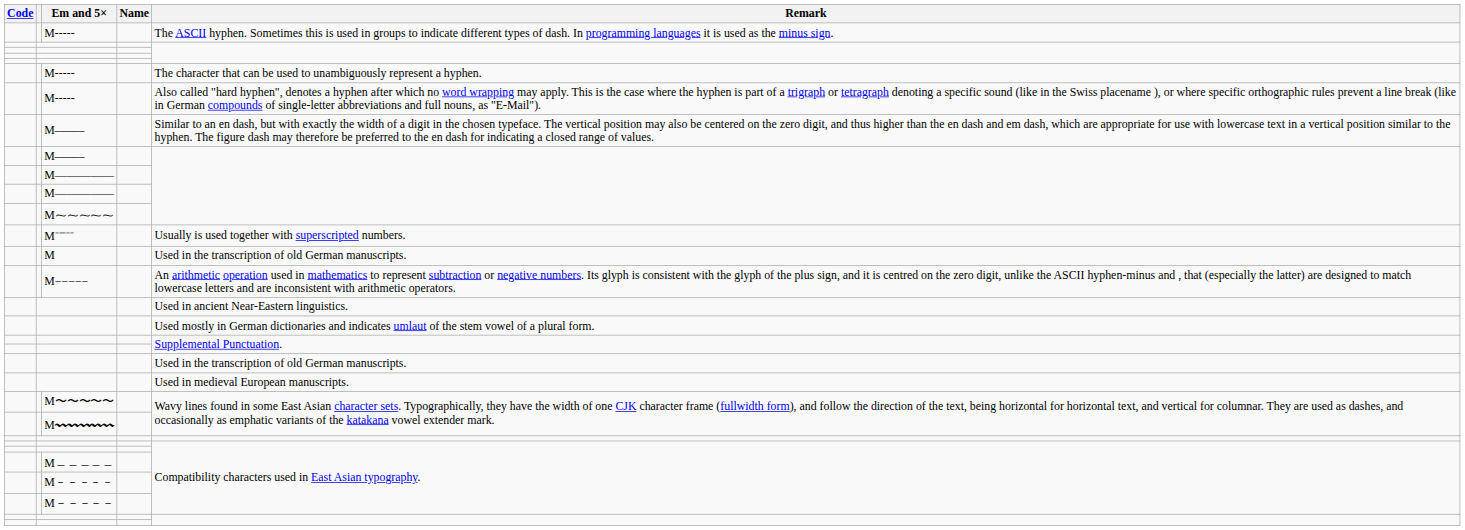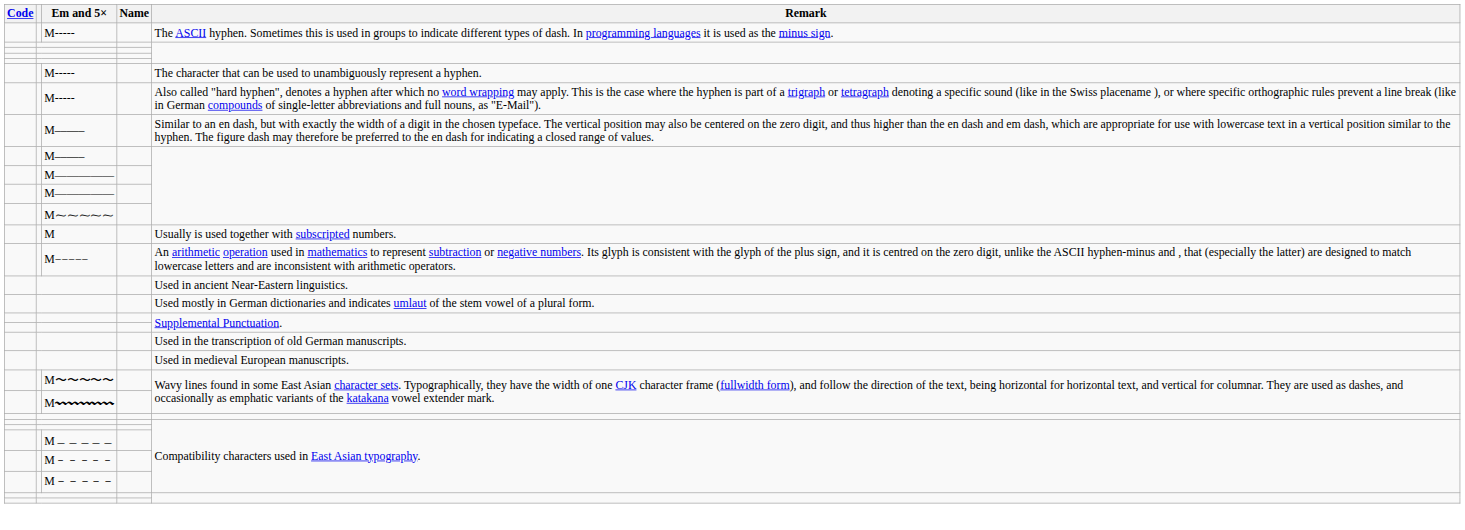- row: (20, 236)
(281, 256) Used in the transcription of old German manuscripts. -> (275, 234) Usually is used together with subscripted numbers.
